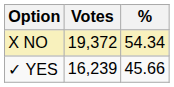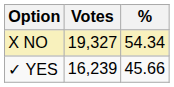(92, 42) 19,372 -> (92, 42) 19,327
